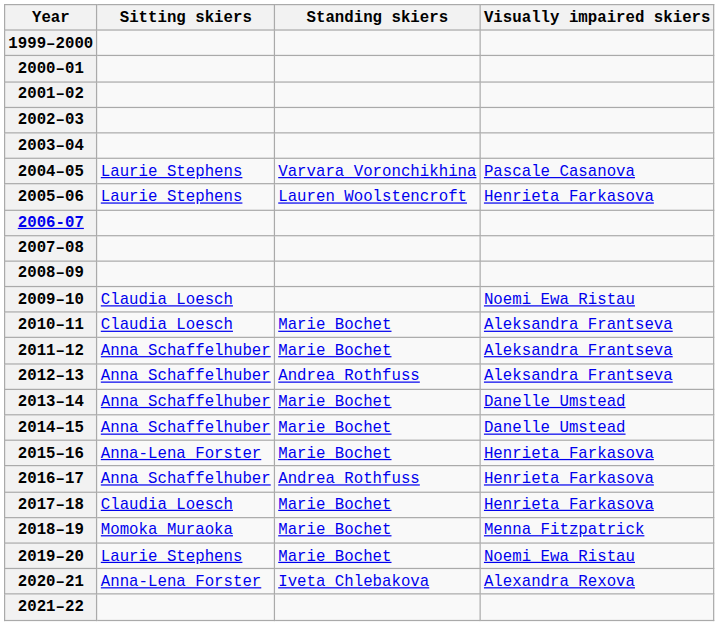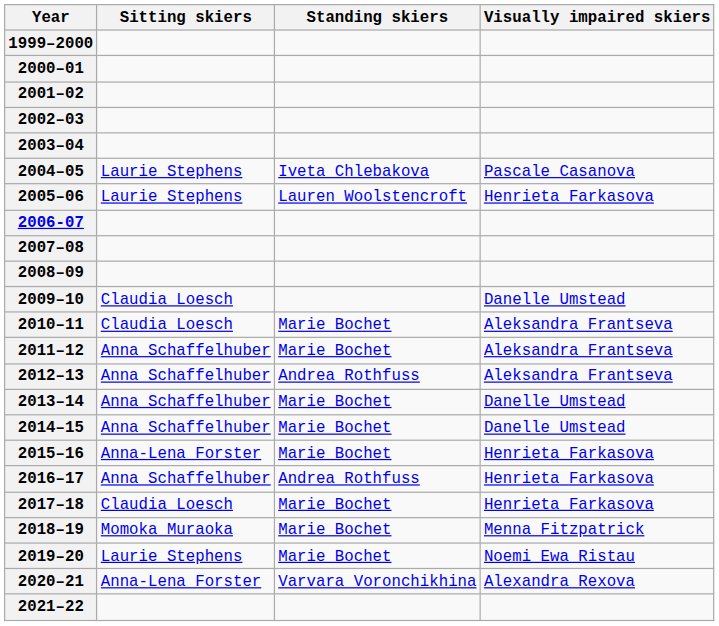(377, 171) Varvara Voronchikhina -> (354, 171) Iveta Chlebakova
(559, 299) Noemi Ewa Ristau -> (555, 299) Danelle Umstead
(354, 581) Iveta Chlebakova -> (377, 581) Varvara Voronchikhina
